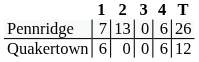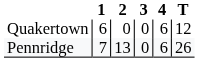rows swapped: (41, 28) <-> (48, 48)
